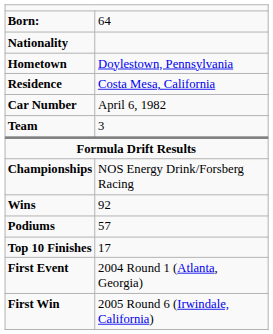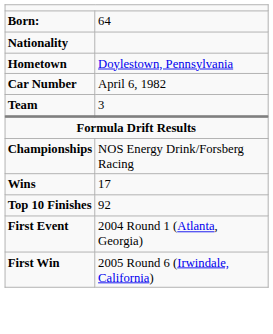- row: (35, 84)
(104, 205) 92 -> (104, 184) 17
- row: (31, 226)
(104, 247) 17 -> (104, 205) 92
